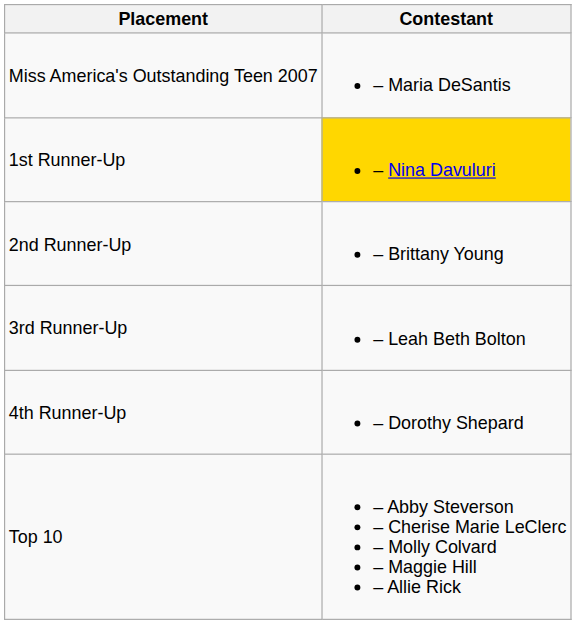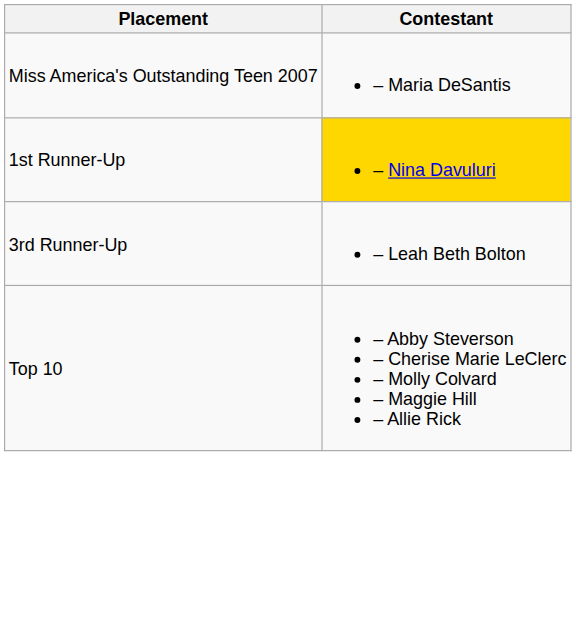- row: (70, 244)
- row: (68, 413)
